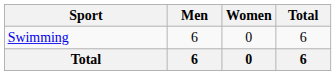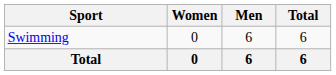columns swapped: (195, 15) <-> (249, 15)
